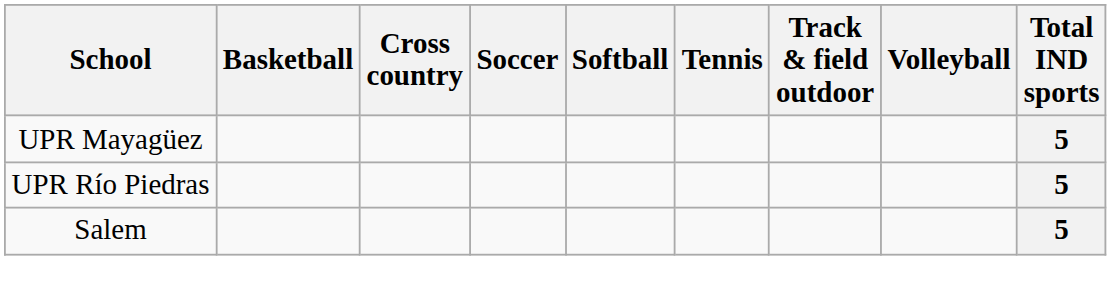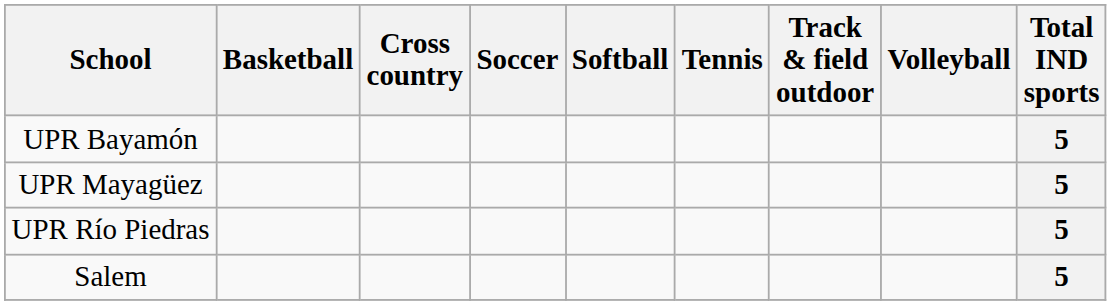+ row: (111, 138)
